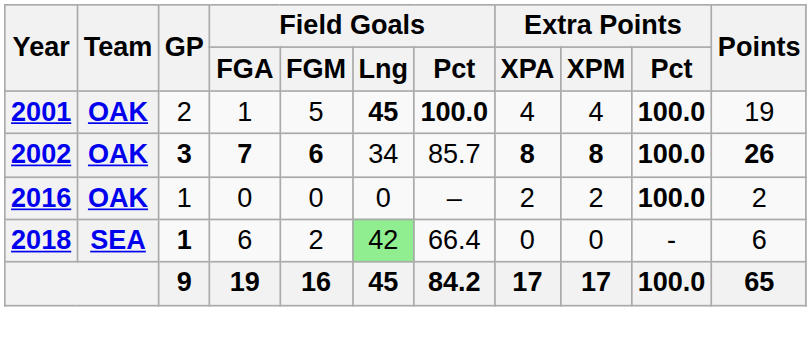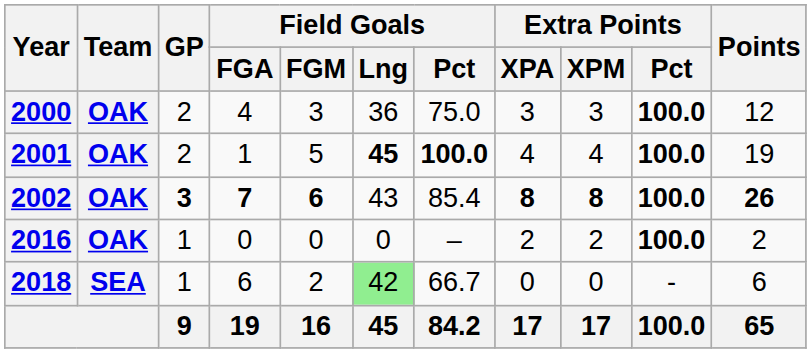+ row: (41, 111)
(383, 154) 34 -> (383, 197) 43
(454, 154) 85.7 -> (454, 197) 85.4
(184, 240) bold -> (184, 283) normal
(454, 240) 66.4 -> (454, 283) 66.7
